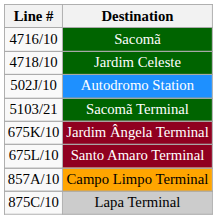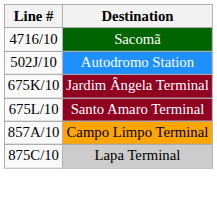- row: (137, 62)
- row: (137, 109)
